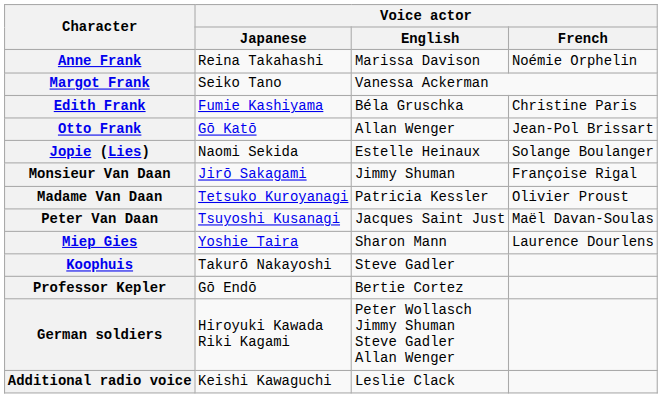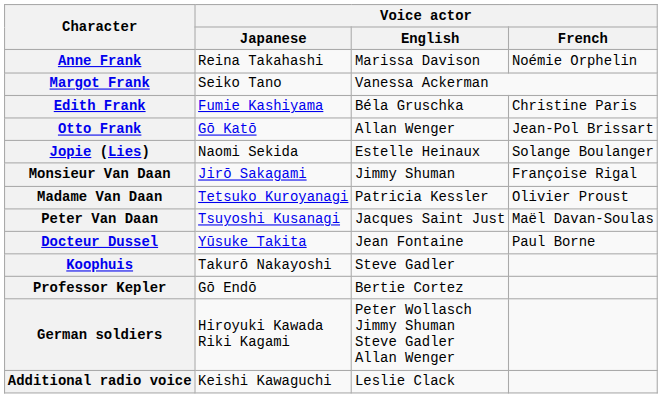- row: (100, 243)
+ row: (100, 243)
